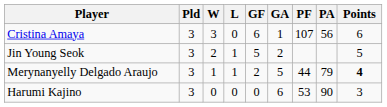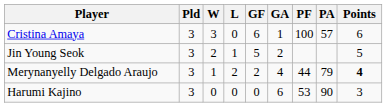(304, 33) 107 -> (304, 33) 100
(327, 33) 56 -> (327, 33) 57
(235, 72) 1 -> (235, 72) 2
(280, 72) 5 -> (280, 72) 4
